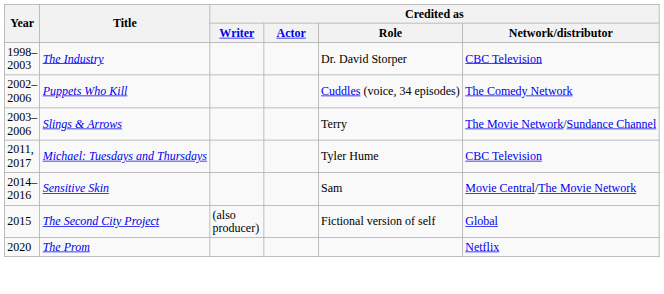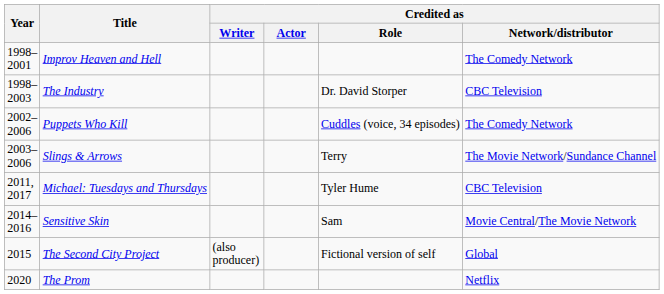+ row: (102, 58)
